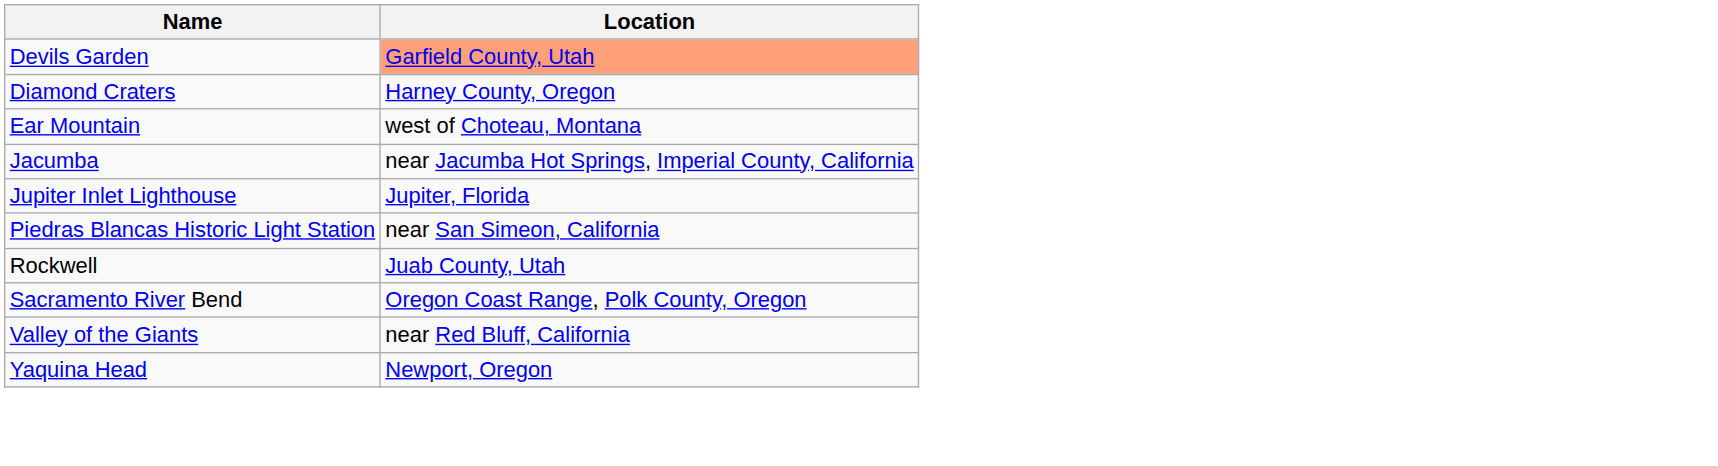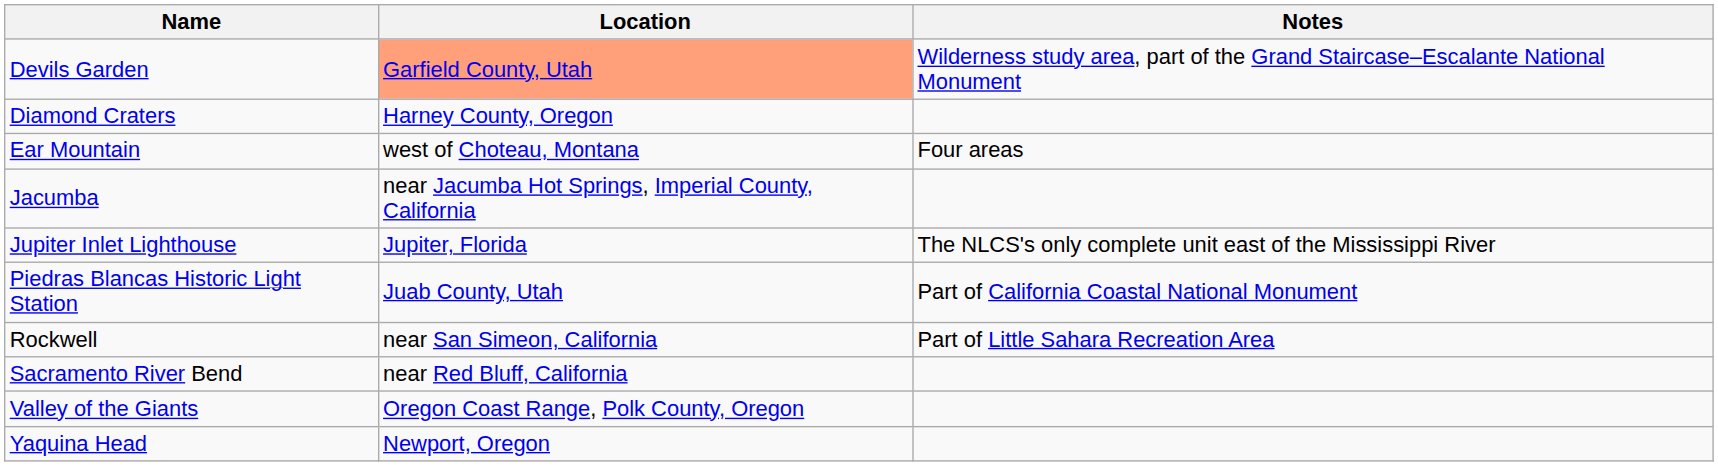+ column: (1313, 21)
(522, 230) near San Simeon, California -> (473, 292) Juab County, Utah
(475, 265) Juab County, Utah -> (520, 339) near San Simeon, California
(596, 299) Oregon Coast Range, Polk County, Oregon -> (505, 373) near Red Bluff, California
(508, 334) near Red Bluff, California -> (594, 408) Oregon Coast Range, Polk County, Oregon
